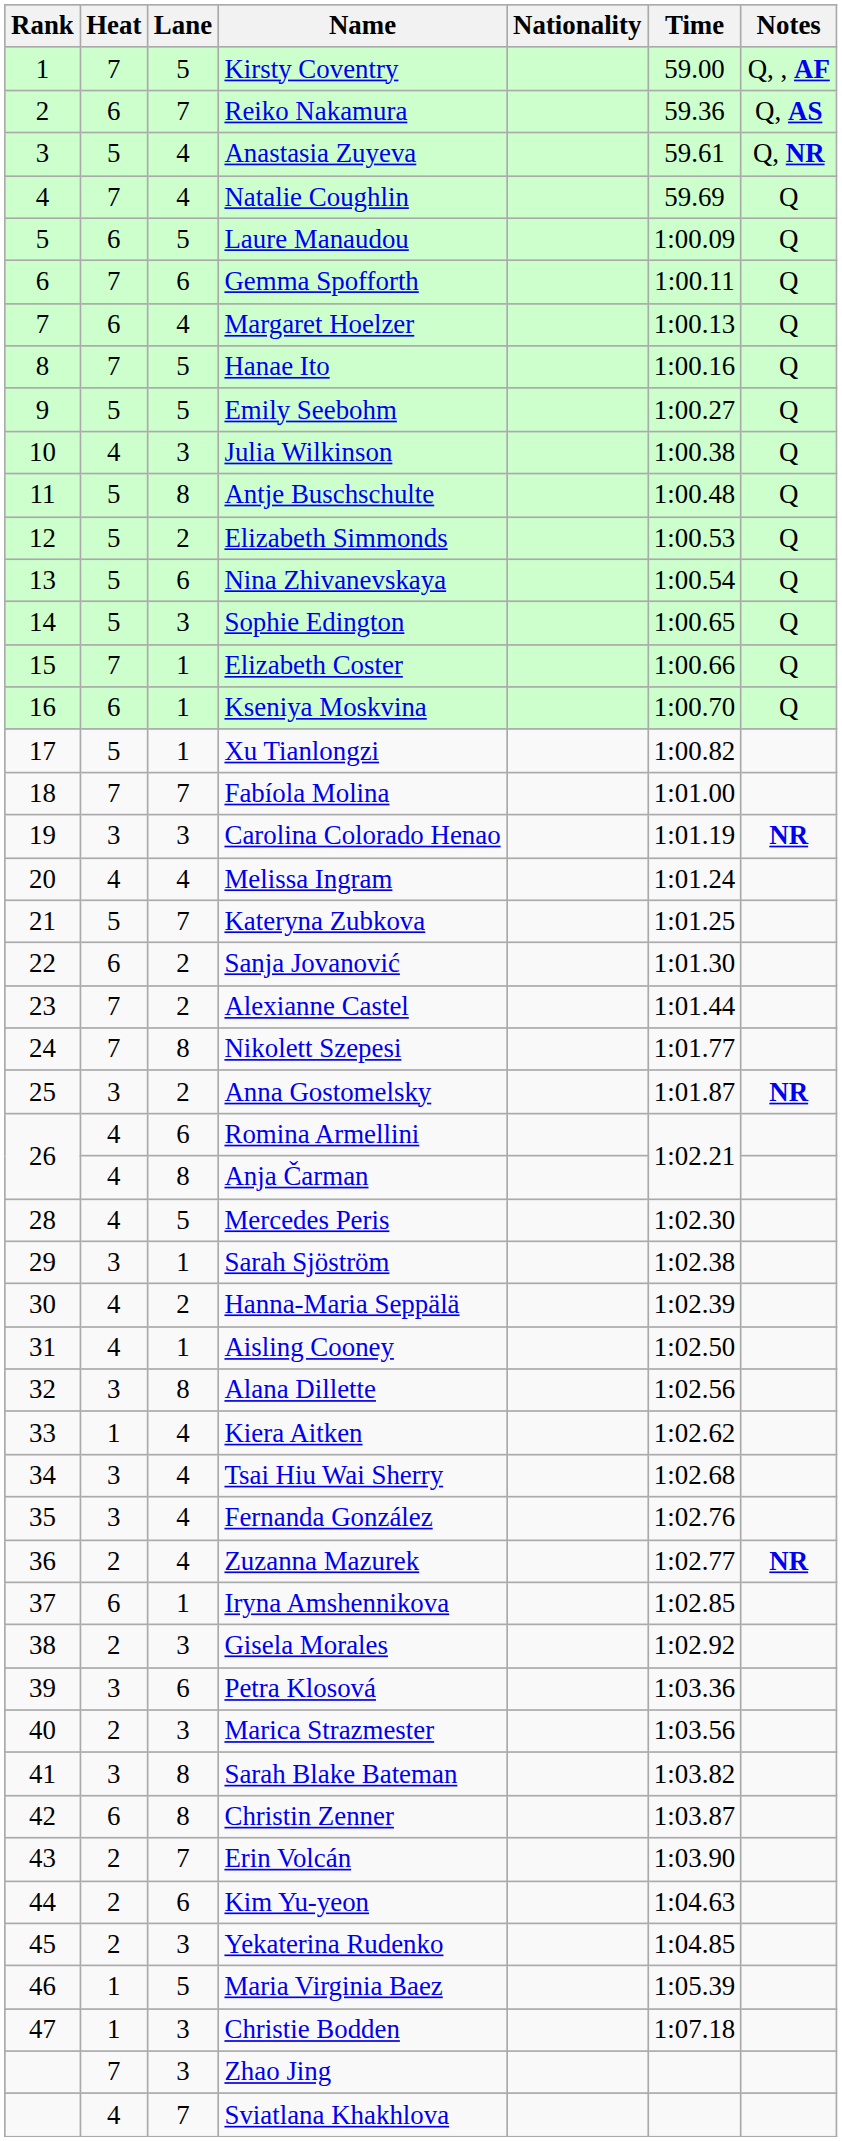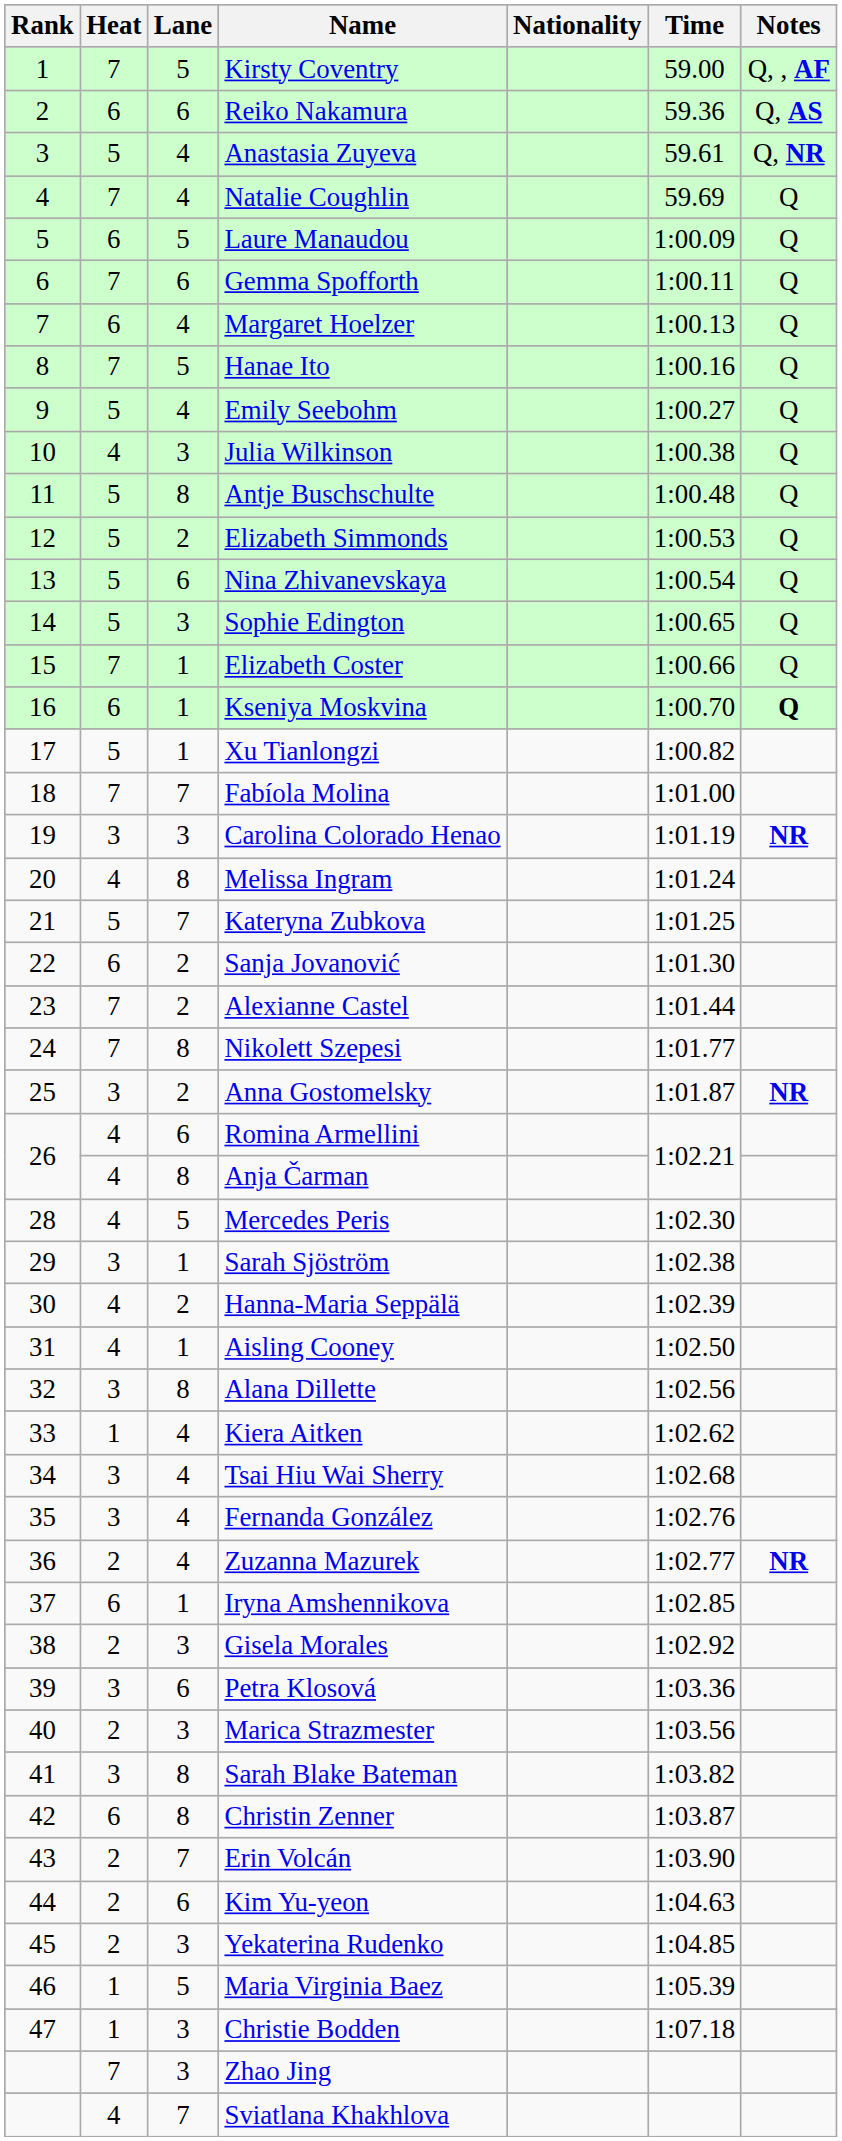(183, 111) 7 -> (183, 111) 6
(183, 409) 5 -> (183, 409) 4
(789, 707) normal -> (789, 707) bold
(183, 878) 4 -> (183, 878) 8
